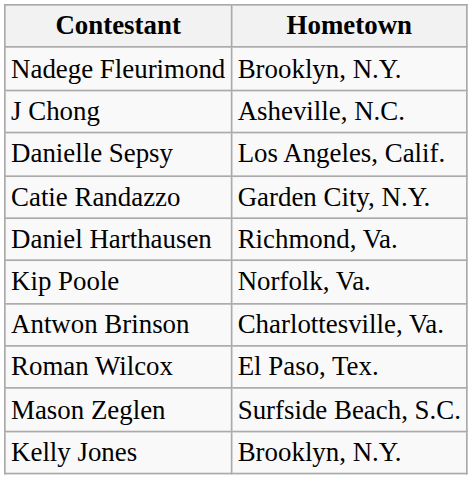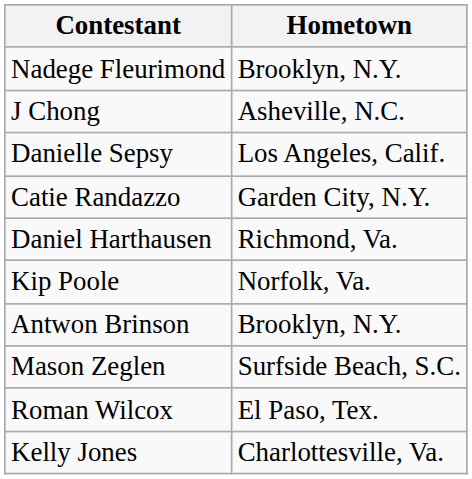(341, 324) Charlottesville, Va. -> (320, 324) Brooklyn, N.Y.
rows swapped: (92, 366) <-> (88, 409)
(320, 452) Brooklyn, N.Y. -> (341, 452) Charlottesville, Va.
